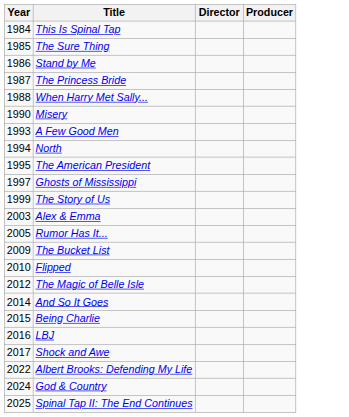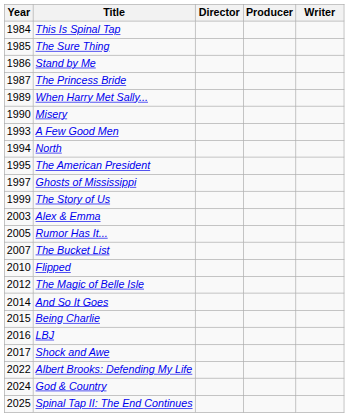+ column: (320, 13)
(19, 98) 1988 -> (19, 98) 1989
(19, 251) 2009 -> (19, 251) 2007
